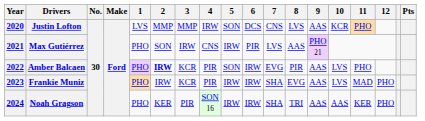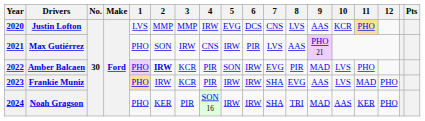(232, 26) SON -> (232, 26) EVG
(318, 67) AAS -> (320, 67) MAD
(318, 102) AAS -> (320, 102) MAD
